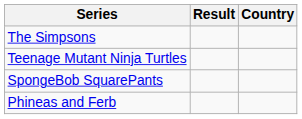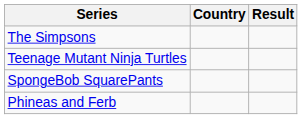columns swapped: (214, 15) <-> (268, 15)
